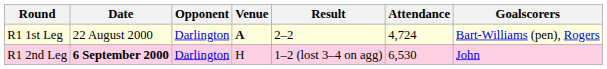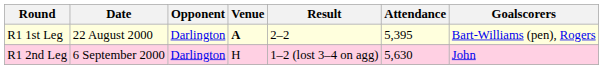(402, 34) 4,724 -> (398, 34) 5,395
(121, 54) bold -> (119, 54) normal
(402, 54) 6,530 -> (398, 54) 5,630
